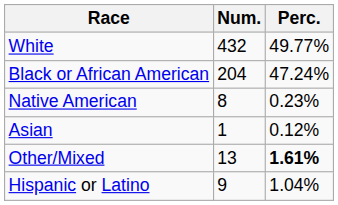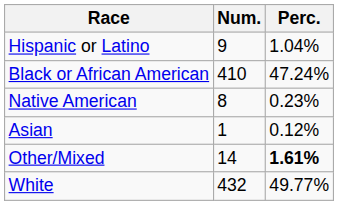rows swapped: (31, 46) <-> (79, 185)
(232, 74) 204 -> (232, 74) 410
(227, 158) 13 -> (227, 158) 14
